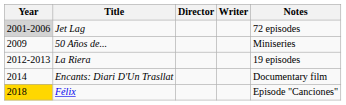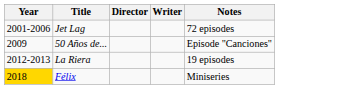(28, 28) lightgrey background -> (28, 28) no background
(274, 44) Miniseries -> (229, 44) Episode "Canciones"
- row: (114, 76)
(296, 92) Episode "Canciones" -> (208, 76) Miniseries
